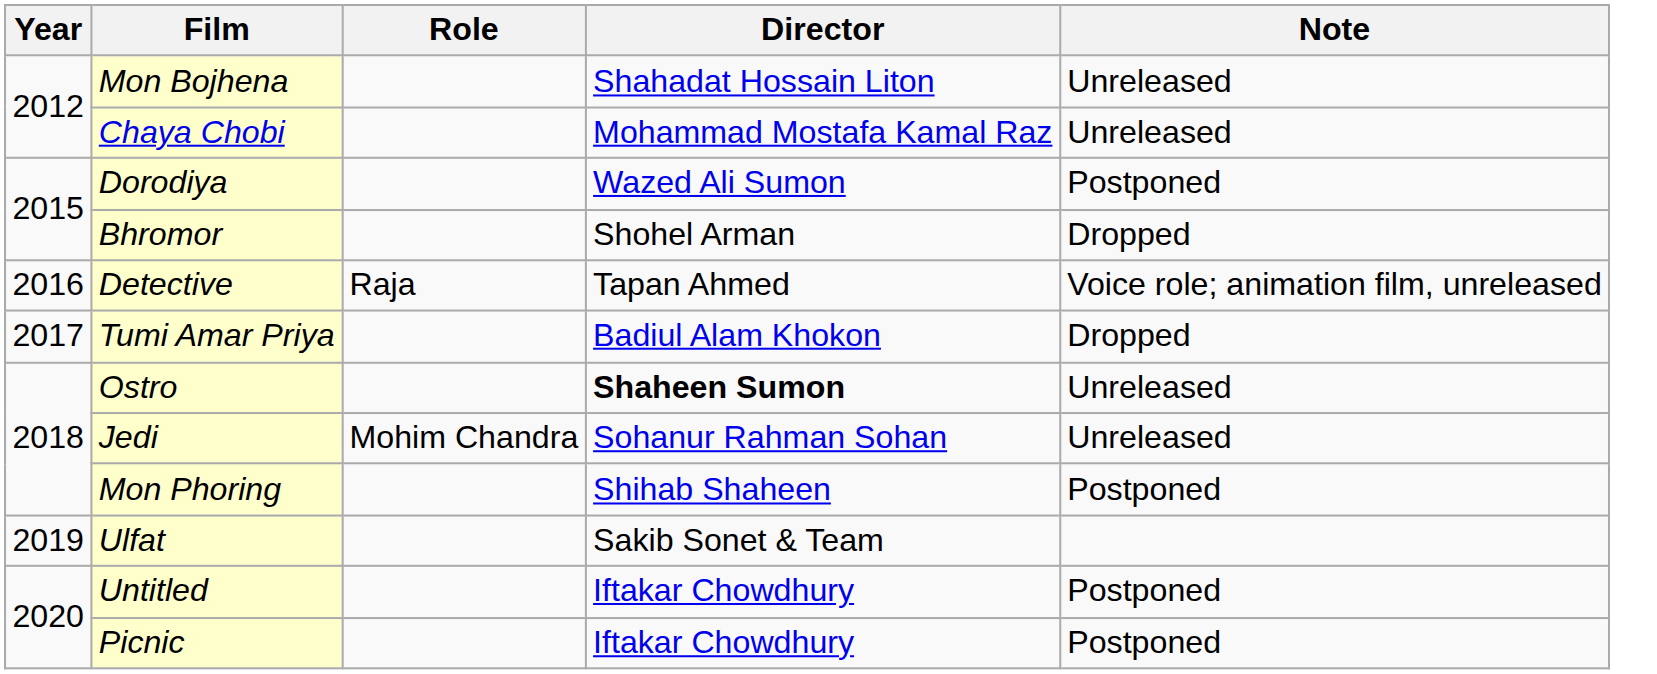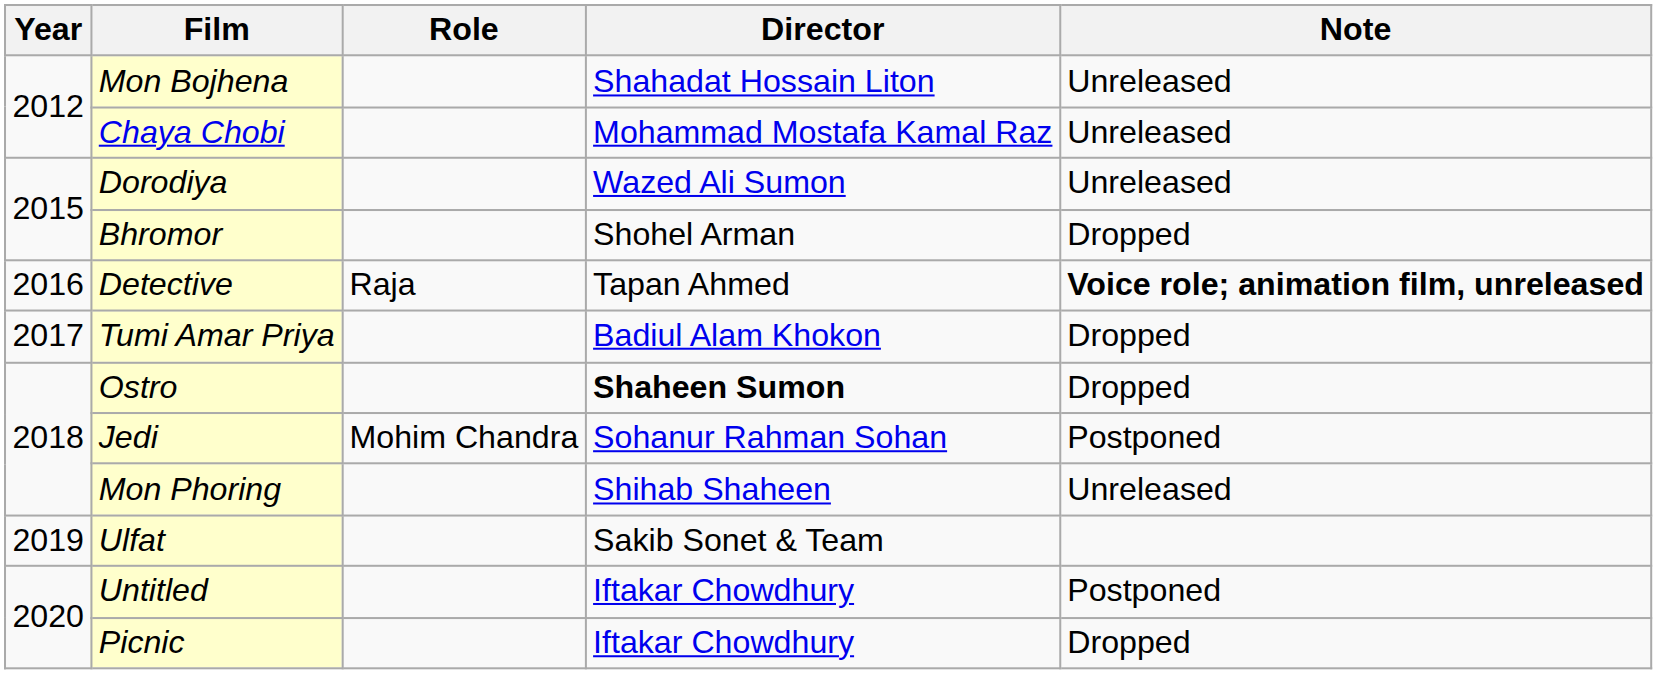(1144, 183) Postponed -> (1149, 183) Unreleased
(1335, 285) normal -> (1356, 285) bold
(1149, 387) Unreleased -> (1129, 387) Dropped
(1149, 438) Unreleased -> (1144, 438) Postponed
(1144, 489) Postponed -> (1149, 489) Unreleased
(1144, 642) Postponed -> (1129, 642) Dropped
